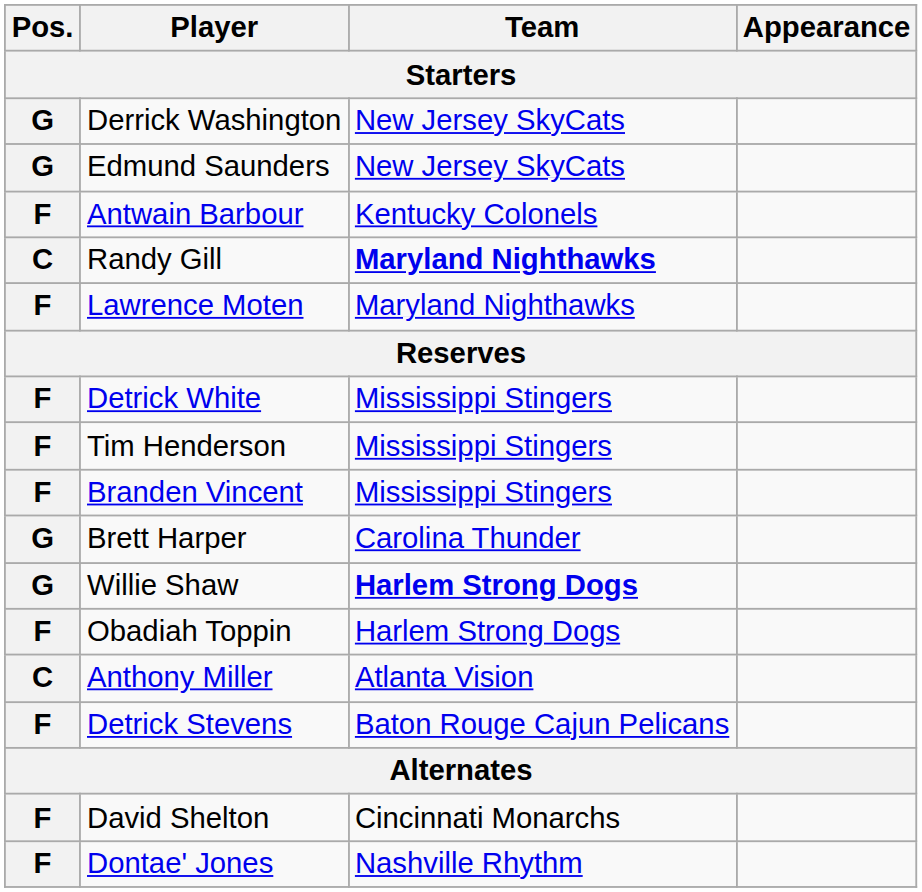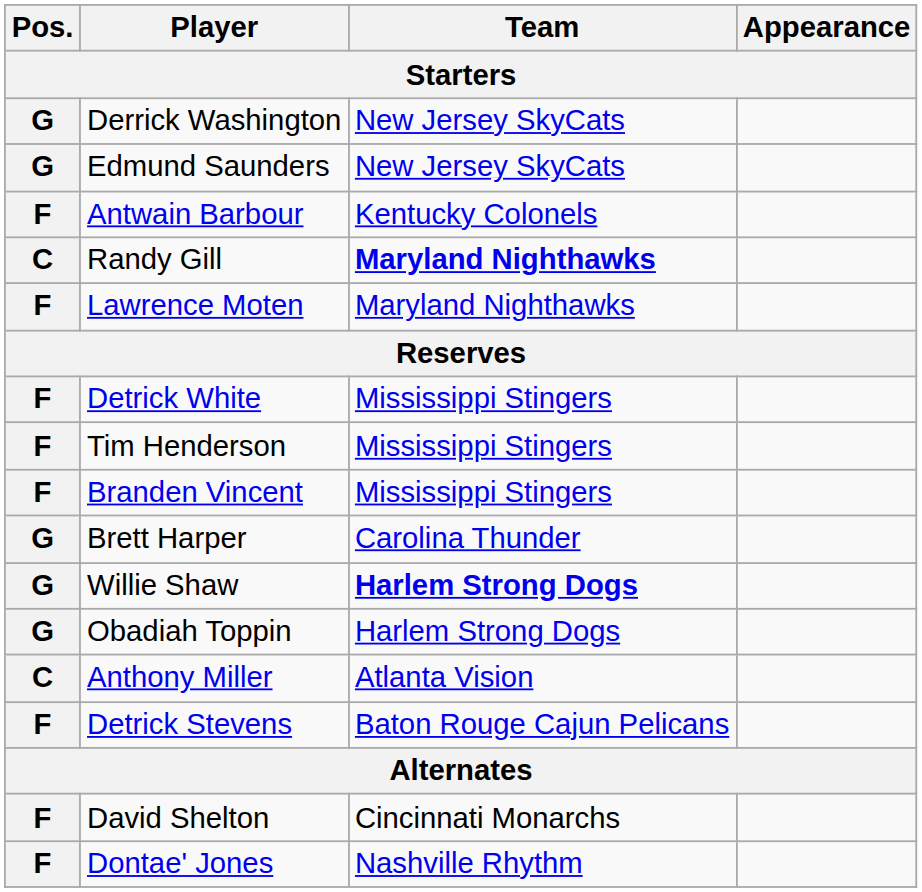(43, 631) F -> (43, 631) G
